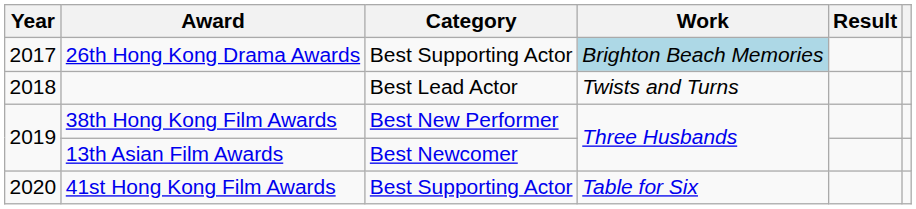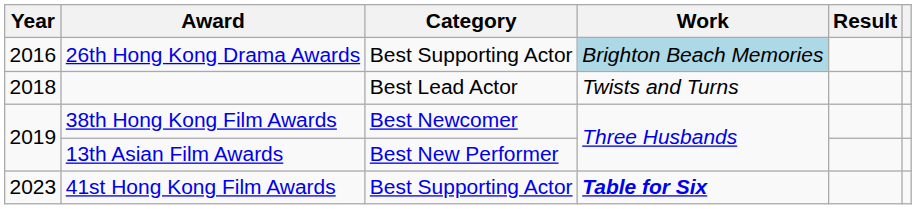(33, 54) 2017 -> (33, 54) 2016
(464, 120) Best New Performer -> (444, 120) Best Newcomer
(444, 154) Best Newcomer -> (464, 154) Best New Performer
(33, 187) 2020 -> (33, 187) 2023
(640, 187) normal -> (645, 187) bold
